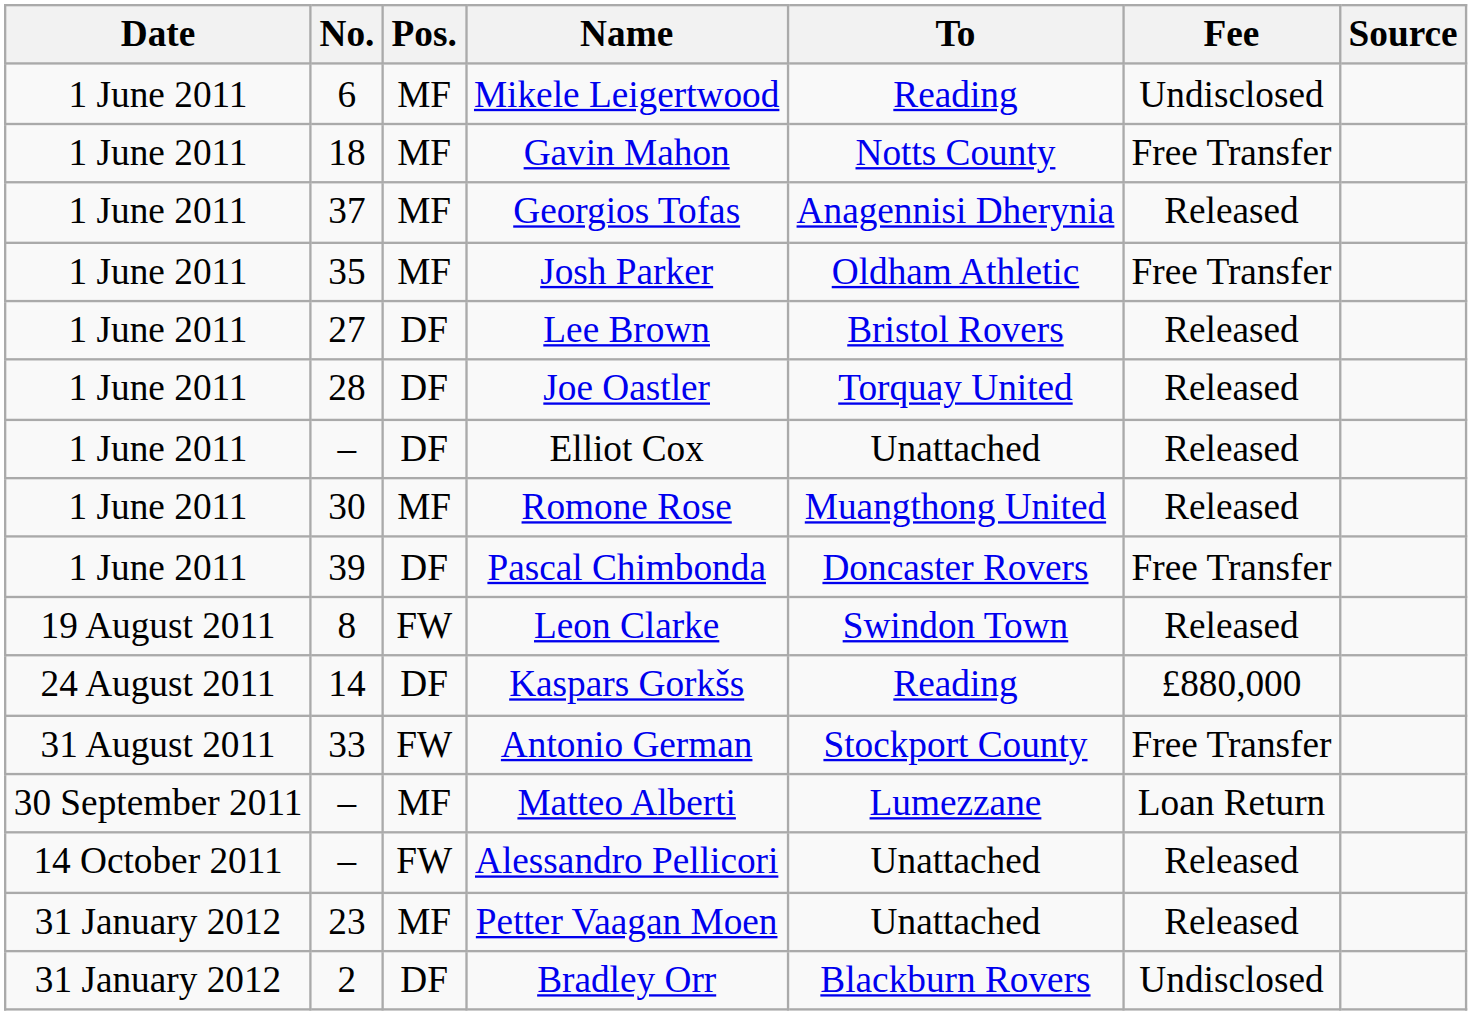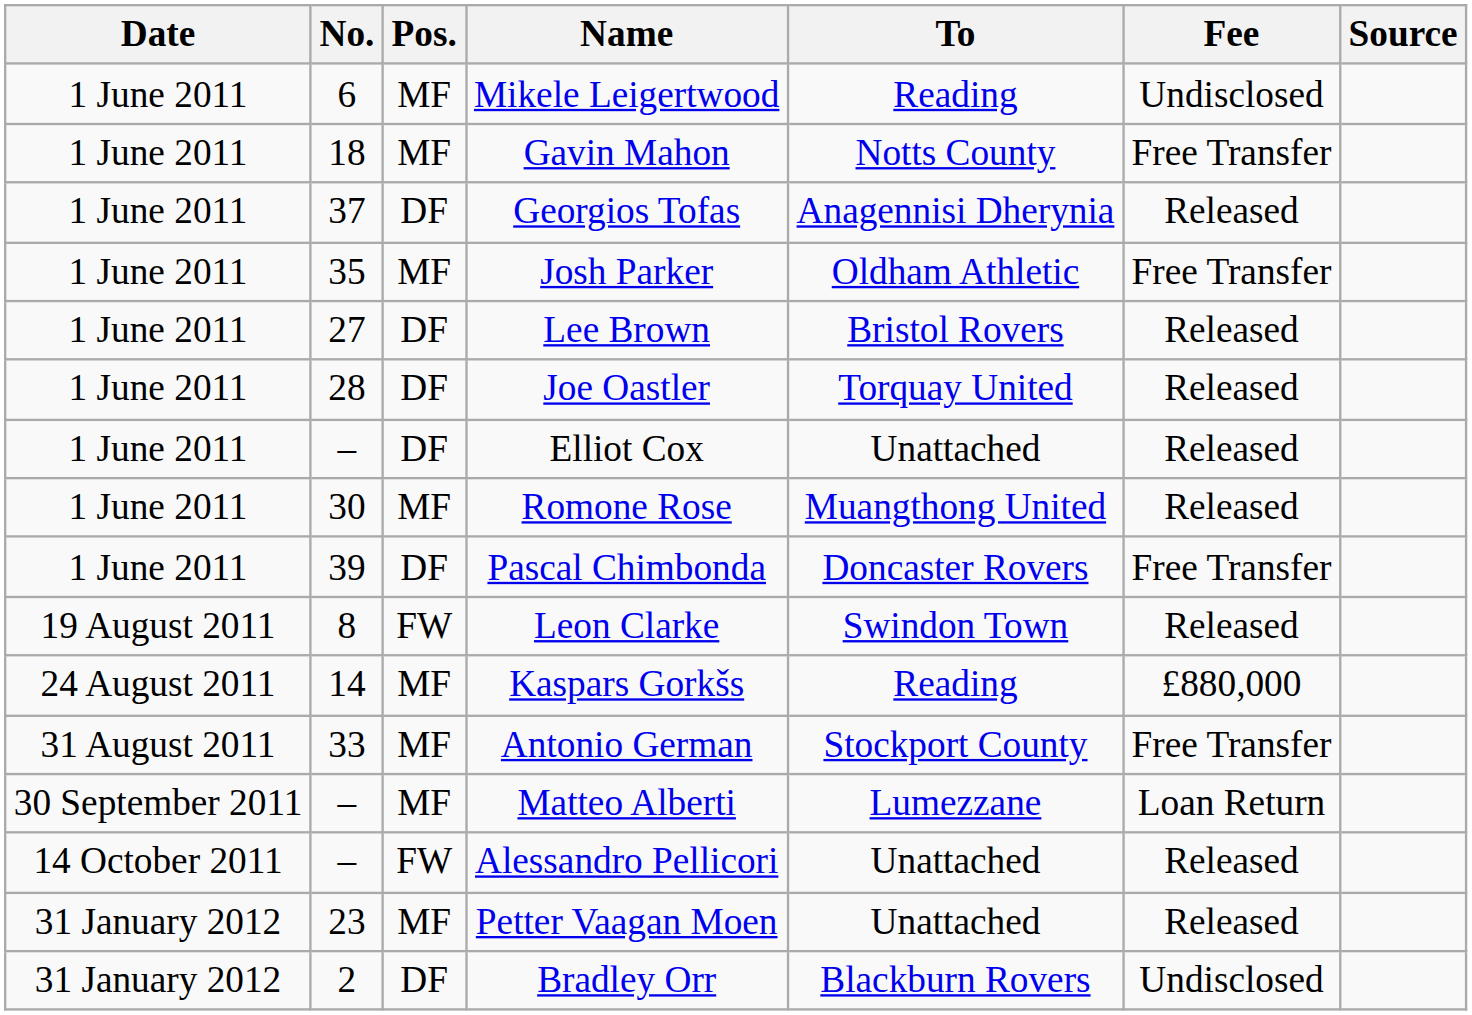(424, 211) MF -> (424, 211) DF
(424, 684) DF -> (424, 684) MF
(424, 743) FW -> (424, 743) MF
